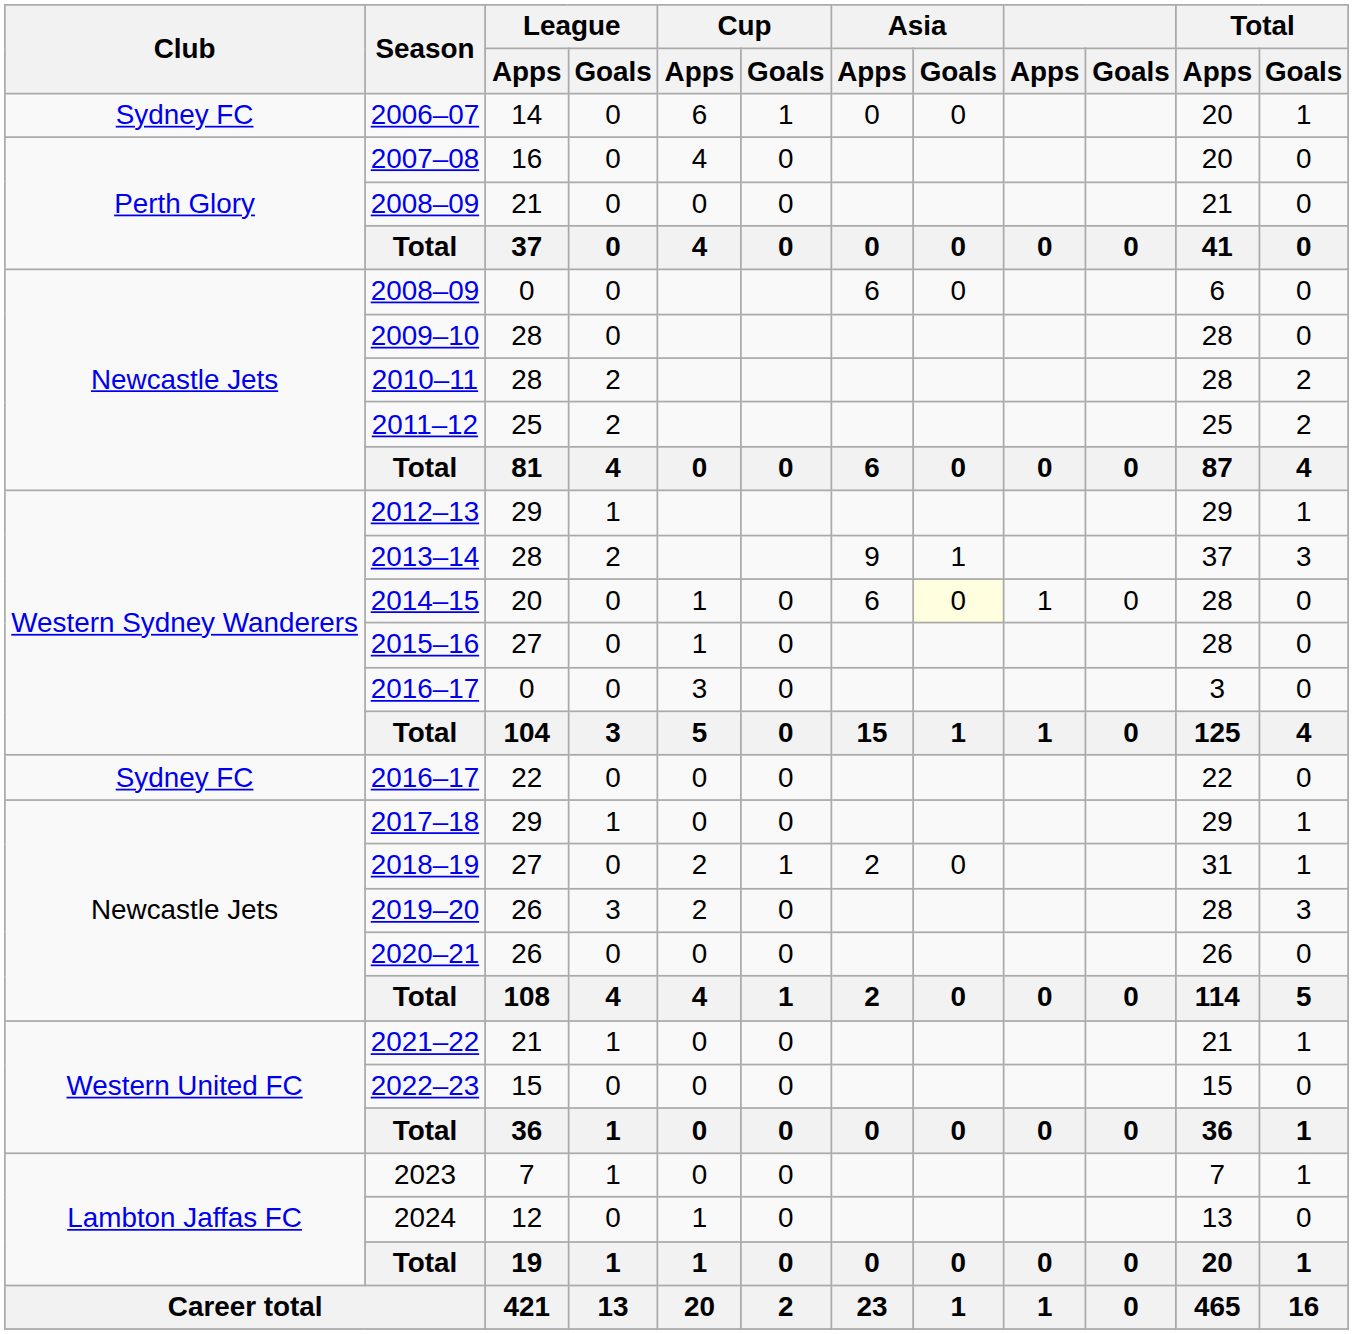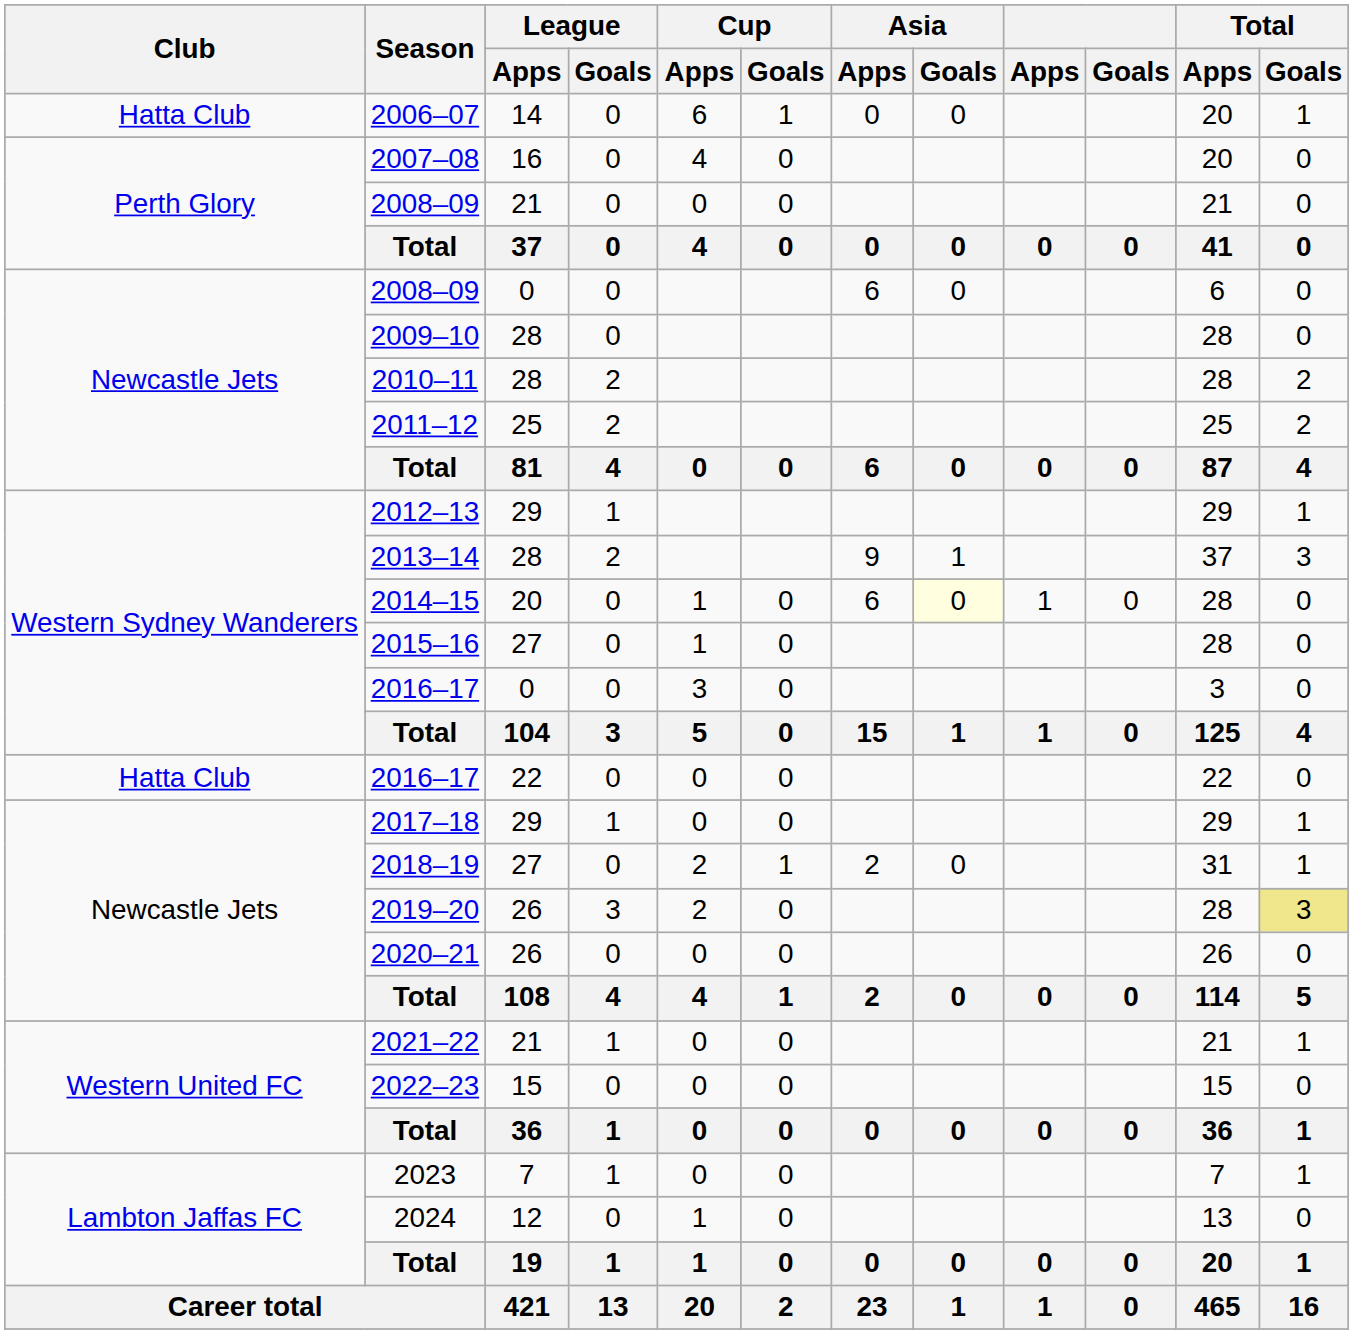(185, 114) Sydney FC -> (185, 114) Hatta Club
(185, 777) Sydney FC -> (185, 777) Hatta Club
(1304, 909) no background -> (1304, 909) khaki background
